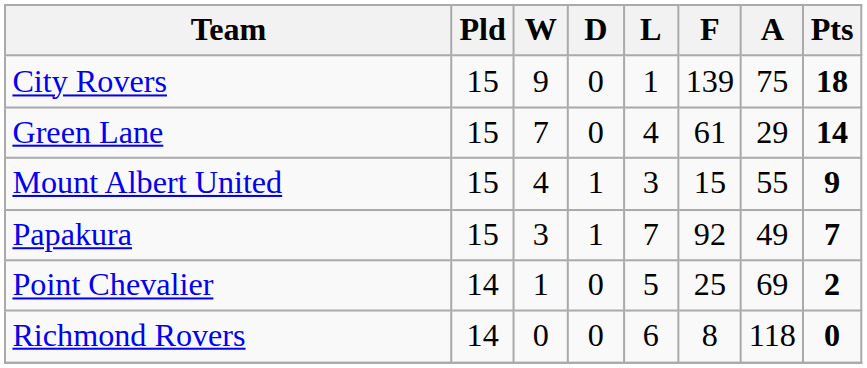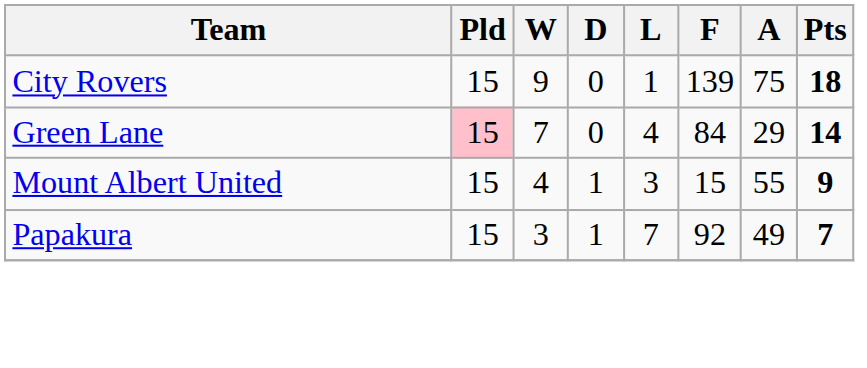(483, 132) no background -> (483, 132) pink background
(710, 132) 61 -> (710, 132) 84
- row: (113, 285)
- row: (129, 336)
